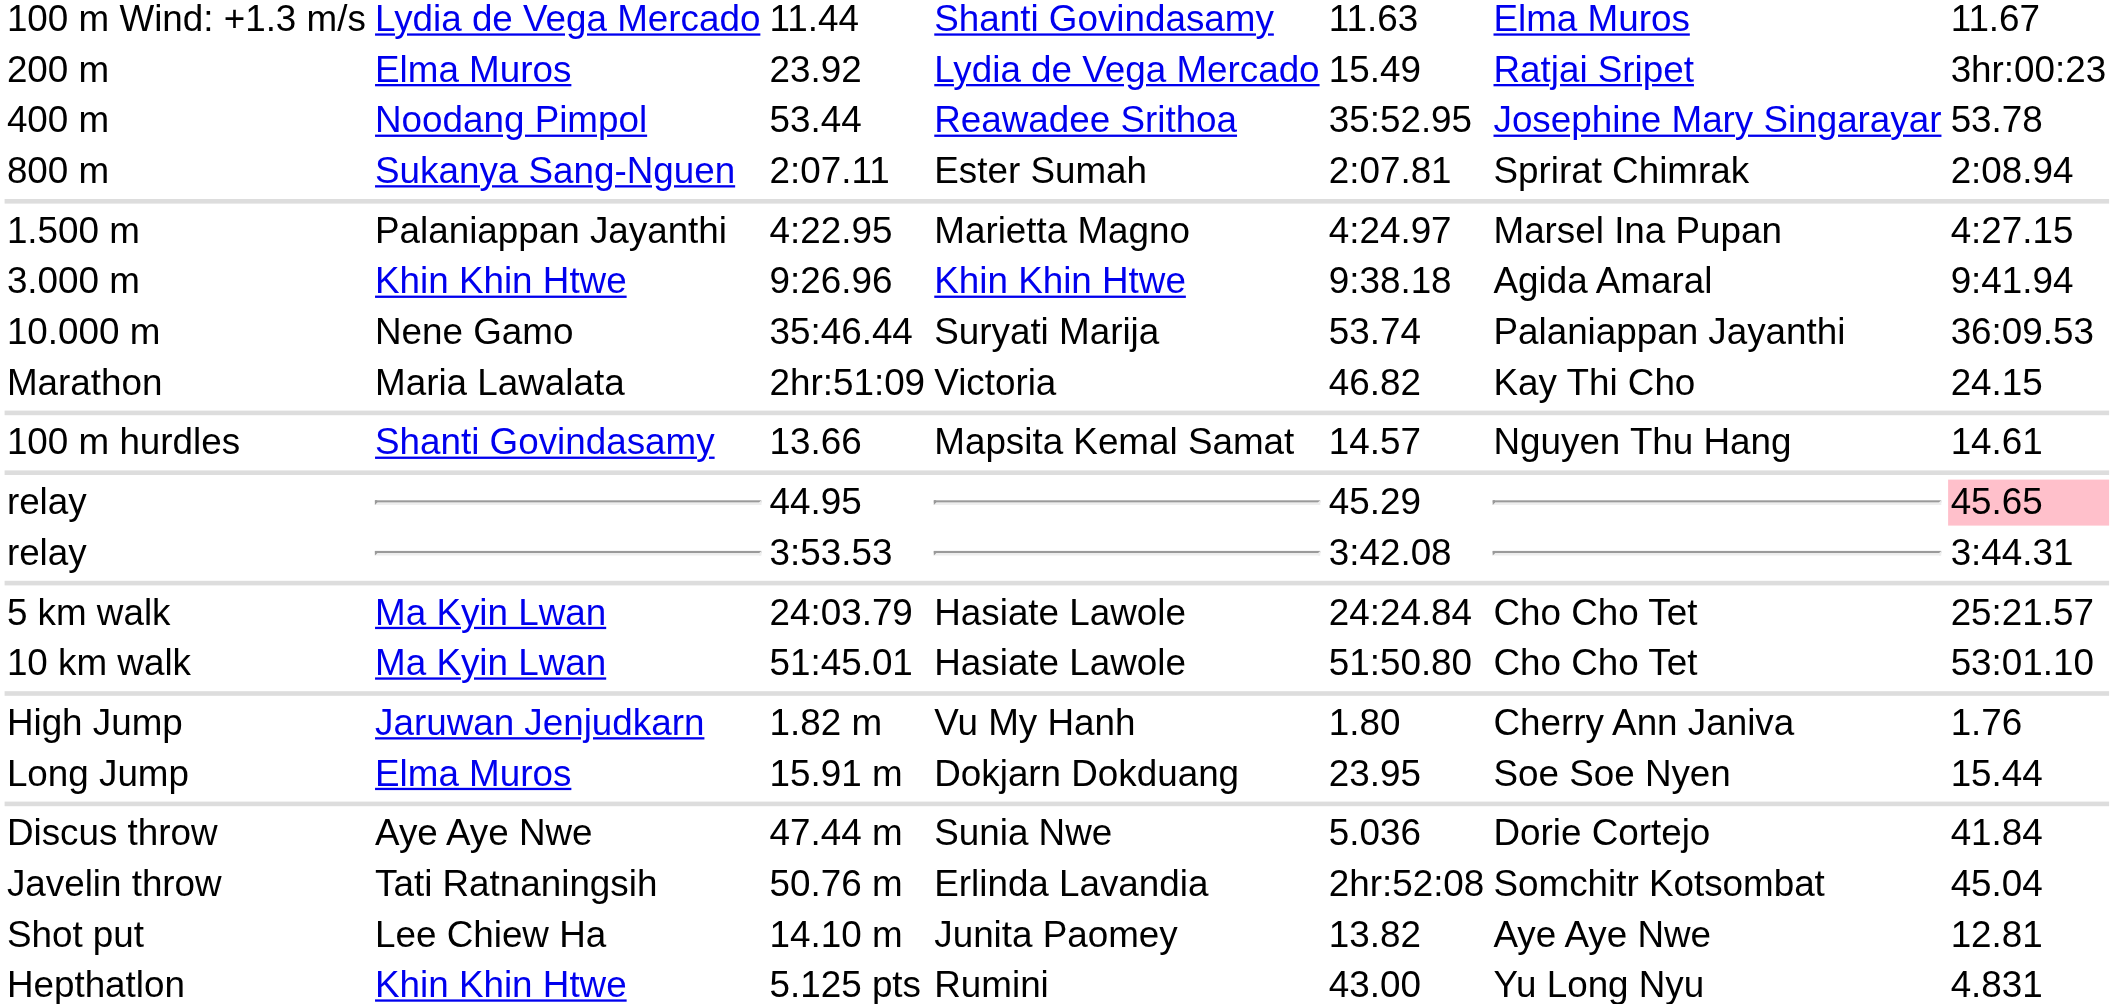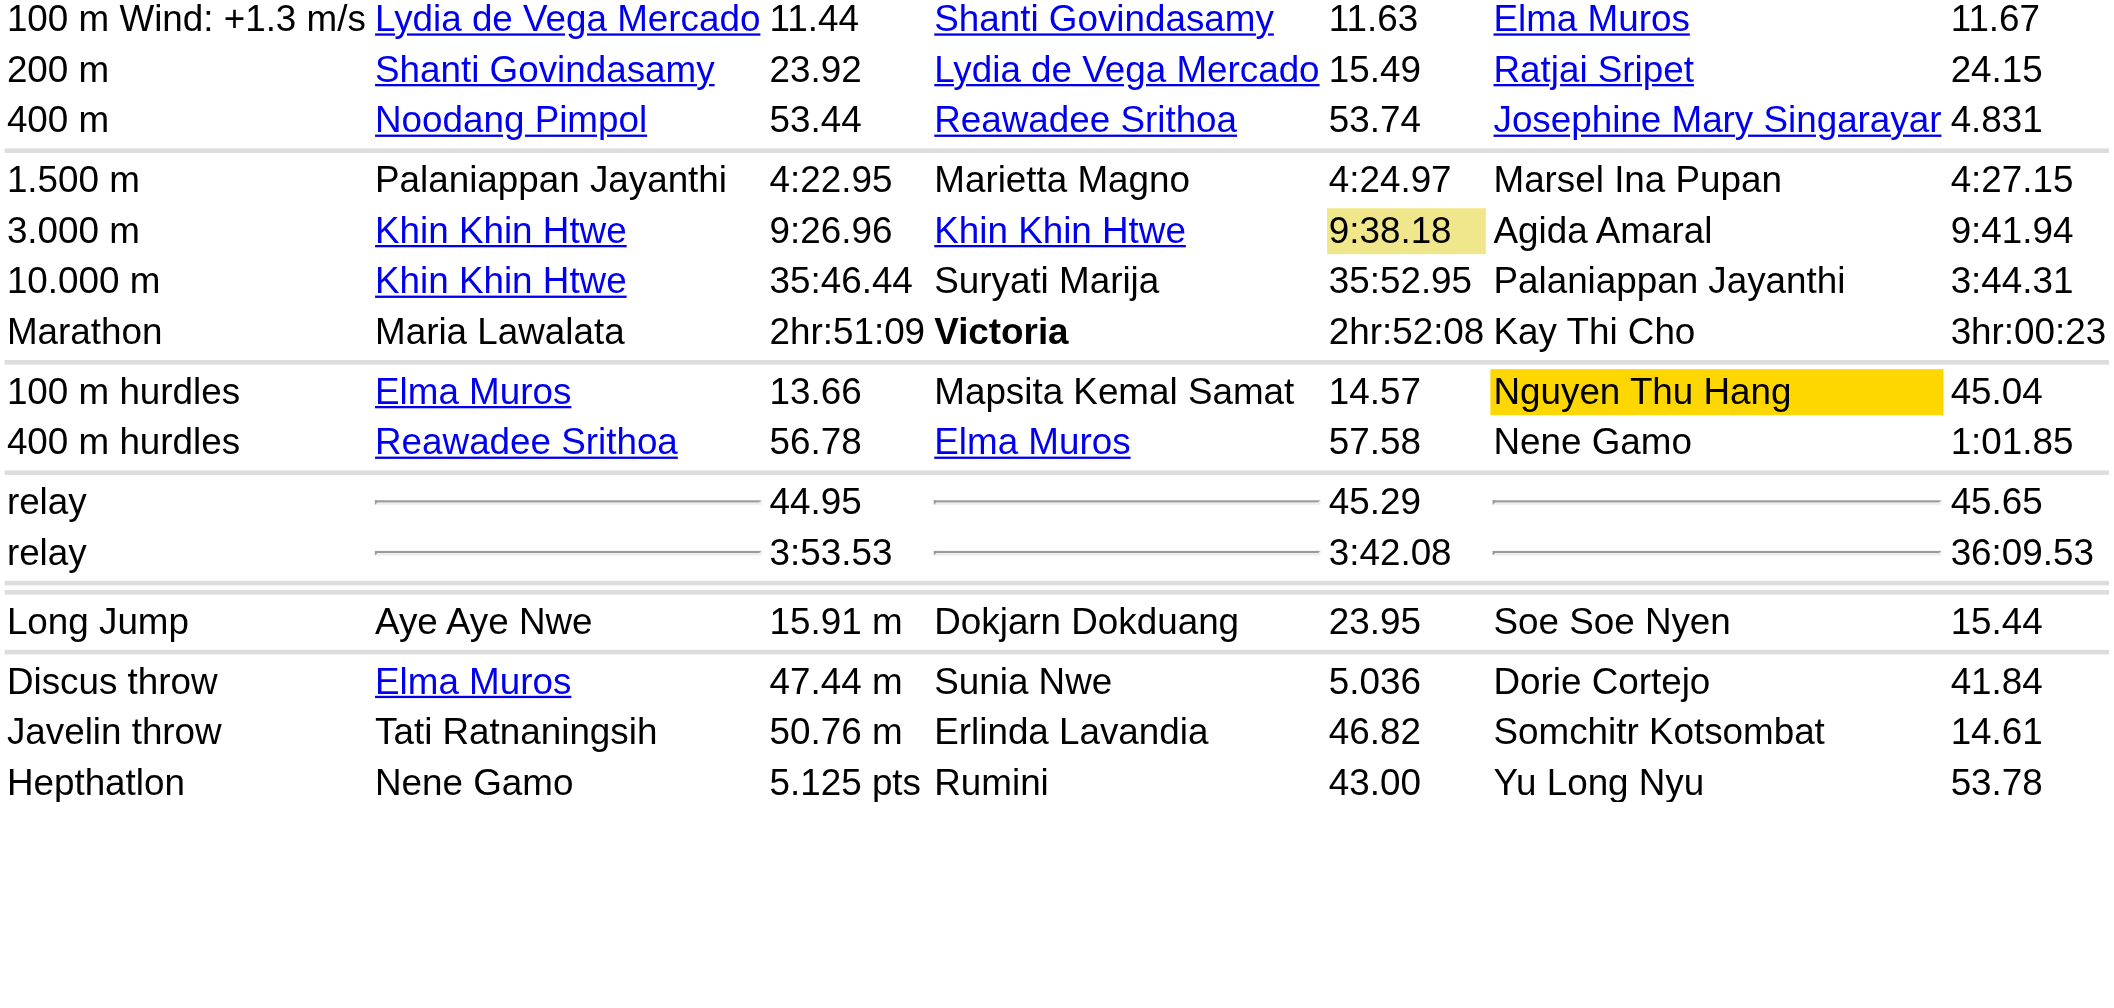(473, 69) Elma Muros -> (545, 69) Shanti Govindasamy
(2028, 69) 3hr:00:23 -> (1997, 69) 24.15
(1400, 120) 35:52.95 -> (1375, 120) 53.74
(1997, 120) 53.78 -> (1997, 120) 4.831
- row: (58, 170)
(1390, 281) no background -> (1390, 230) khaki background
(474, 331) Nene Gamo -> (501, 281) Khin Khin Htwe
(1375, 331) 53.74 -> (1400, 281) 35:52.95
(2022, 331) 36:09.53 -> (2012, 281) 3:44.31
(995, 382) normal -> (1001, 331) bold
(1375, 382) 46.82 -> (1407, 331) 2hr:52:08
(1997, 382) 24.15 -> (2028, 331) 3hr:00:23
(545, 442) Shanti Govindasamy -> (473, 391) Elma Muros
(1643, 442) no background -> (1643, 391) gold background
(1997, 442) 14.61 -> (1997, 391) 45.04
+ row: (123, 442)
(1997, 501) pink background -> (1997, 501) no background
(2012, 552) 3:44.31 -> (2022, 552) 36:09.53
- row: (89, 612)
- row: (99, 662)
- row: (95, 722)
(473, 773) Elma Muros -> (484, 621) Aye Aye Nwe
(484, 833) Aye Aye Nwe -> (473, 681) Elma Muros
(1407, 883) 2hr:52:08 -> (1375, 731) 46.82
(1997, 883) 45.04 -> (1997, 731) 14.61
- row: (75, 934)
(501, 984) Khin Khin Htwe -> (474, 782) Nene Gamo
(1997, 984) 4.831 -> (1997, 782) 53.78
